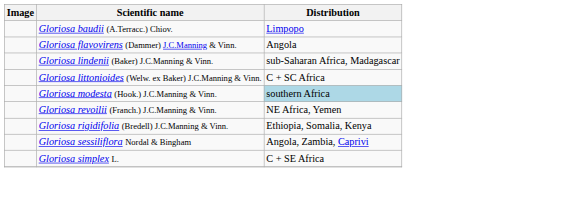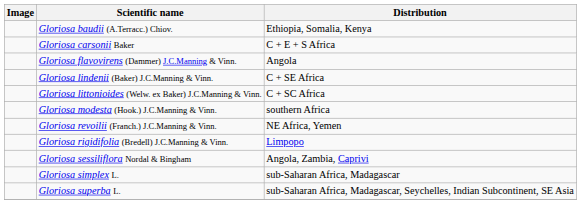(285, 28) Limpopo -> (319, 28) Ethiopia, Somalia, Kenya
+ row: (86, 45)
(333, 61) sub-Saharan Africa, Madagascar -> (295, 77) C + SE Africa
(298, 93) lightblue background -> (298, 110) no background
(319, 126) Ethiopia, Somalia, Kenya -> (285, 142) Limpopo
(295, 158) C + SE Africa -> (333, 175) sub-Saharan Africa, Madagascar
+ row: (80, 191)
